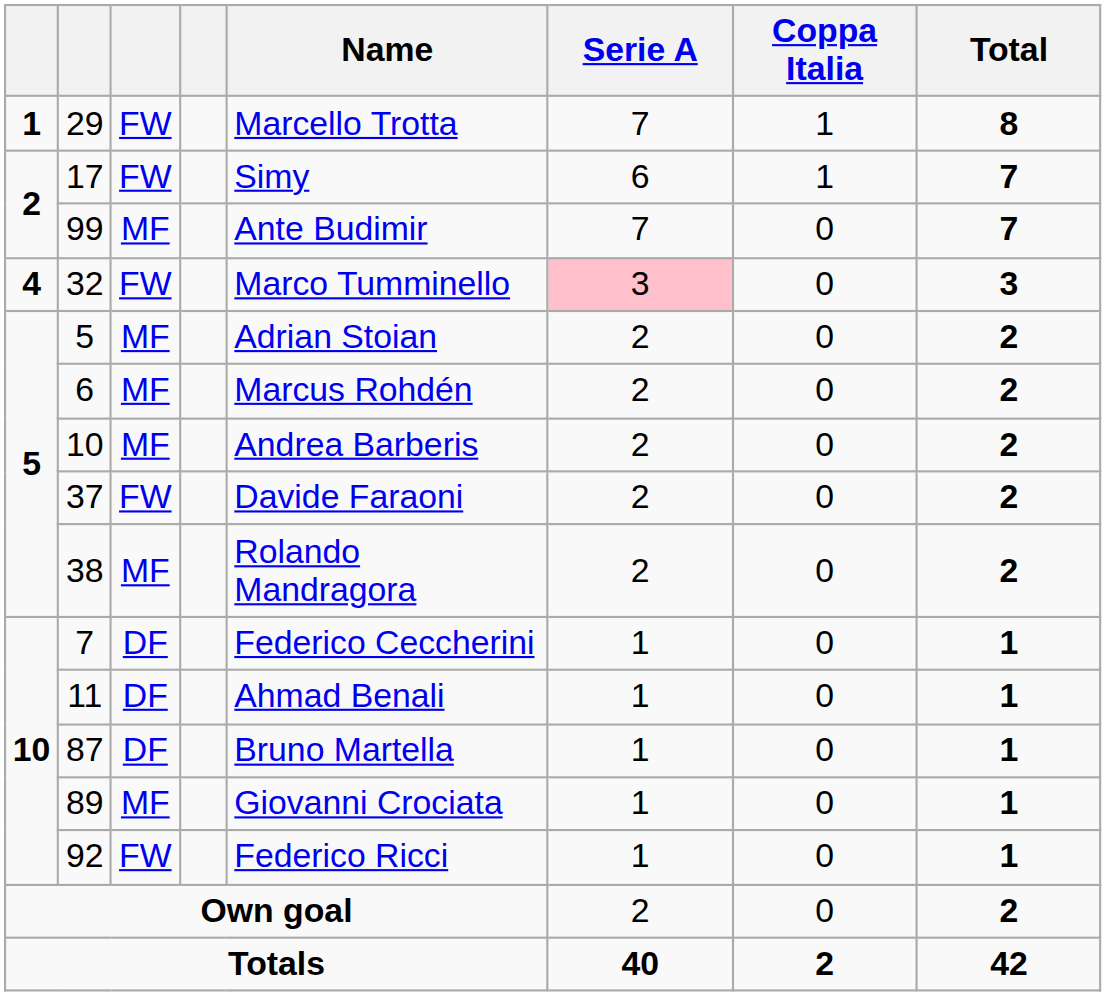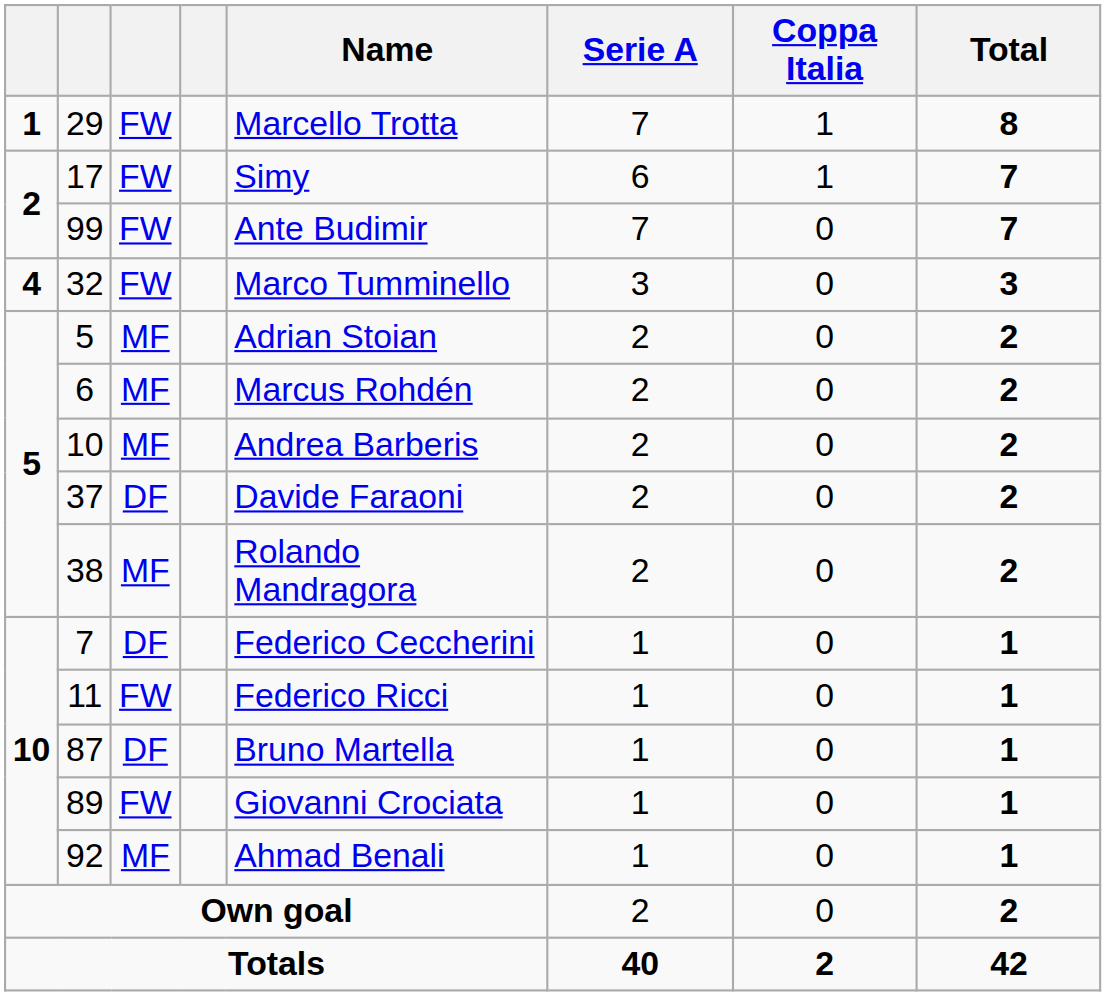(145, 229) MF -> (145, 229) FW
(640, 283) pink background -> (640, 283) no background
(145, 497) FW -> (145, 497) DF
(145, 696) DF -> (145, 696) FW
(339, 696) Ahmad Benali -> (341, 696) Federico Ricci
(145, 803) MF -> (145, 803) FW
(145, 856) FW -> (145, 856) MF
(341, 856) Federico Ricci -> (339, 856) Ahmad Benali
